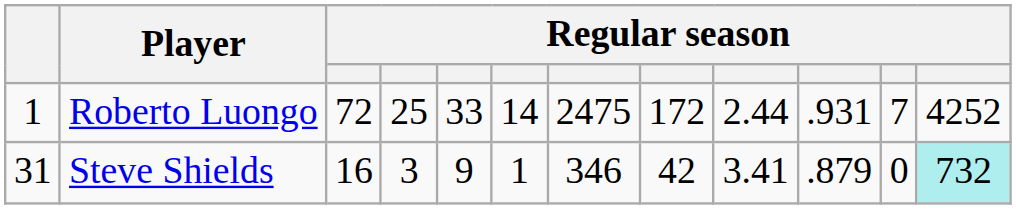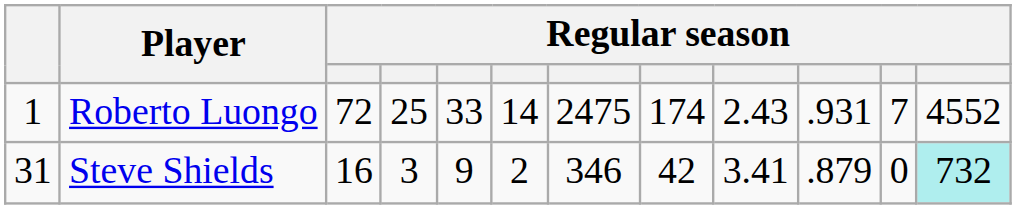(677, 111) 172 -> (677, 111) 174
(756, 111) 2.44 -> (756, 111) 2.43
(964, 111) 4252 -> (964, 111) 4552
(519, 171) 1 -> (519, 171) 2
